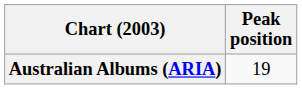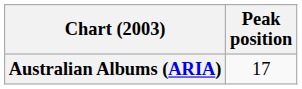(261, 68) 19 -> (261, 68) 17
